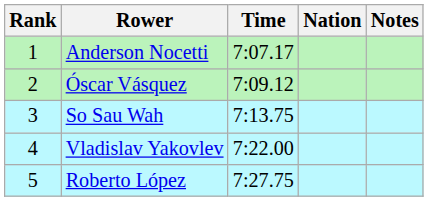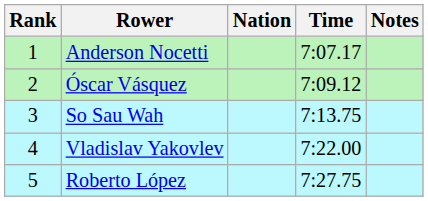columns swapped: (332, 20) <-> (263, 20)
